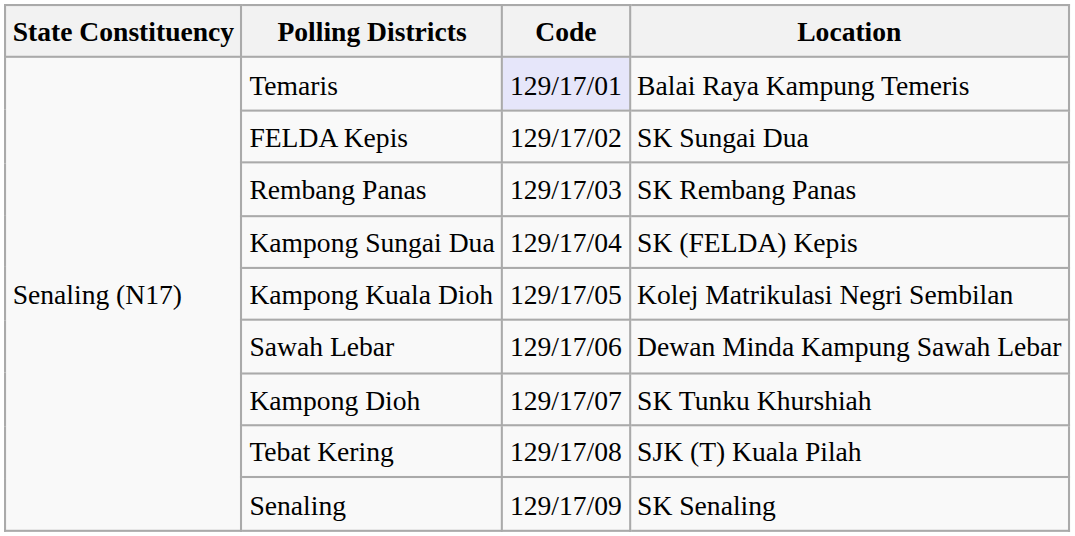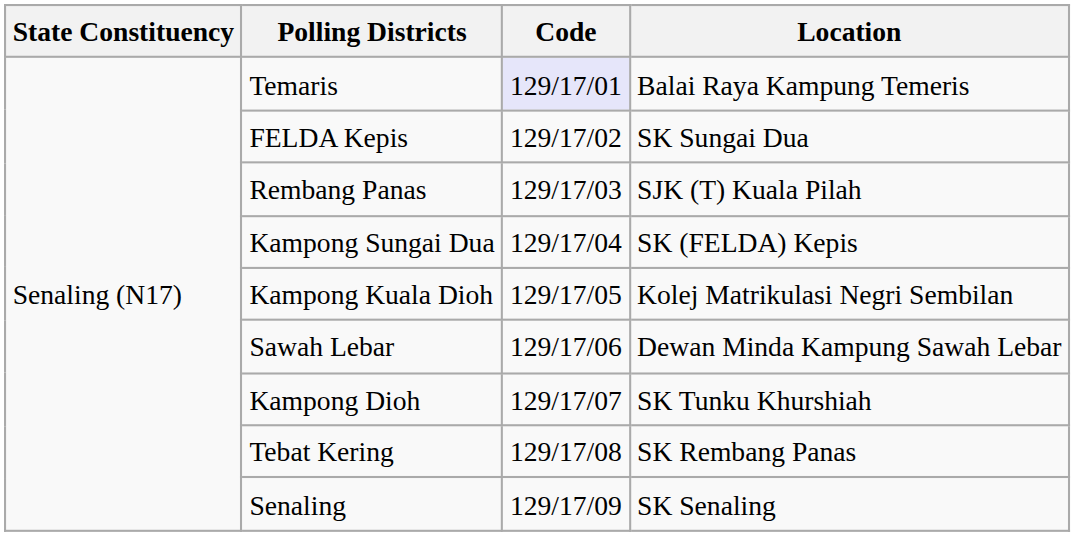(747, 190) SK Rembang Panas -> (749, 190) SJK (T) Kuala Pilah
(749, 453) SJK (T) Kuala Pilah -> (747, 453) SK Rembang Panas
